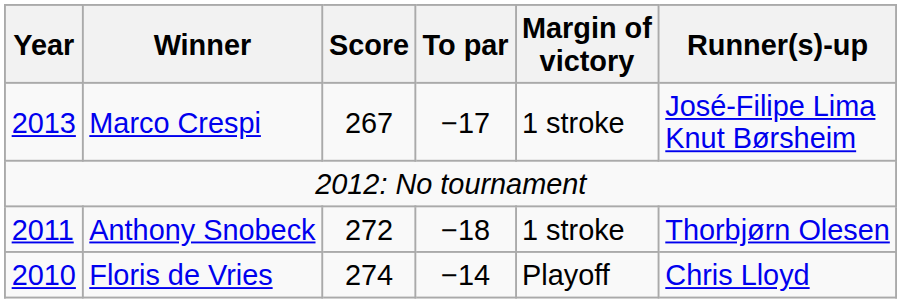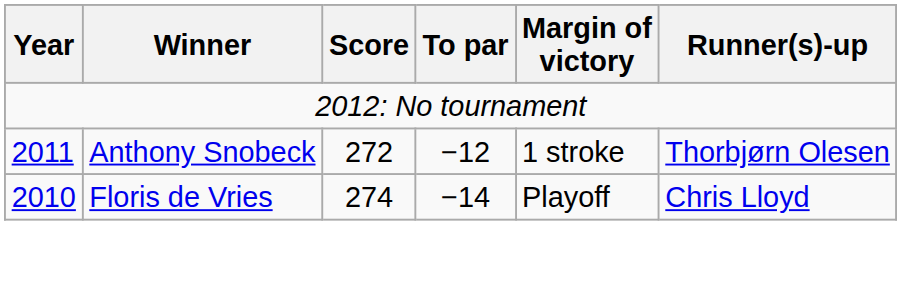- row: (175, 122)
(466, 230) −18 -> (466, 152) −12
